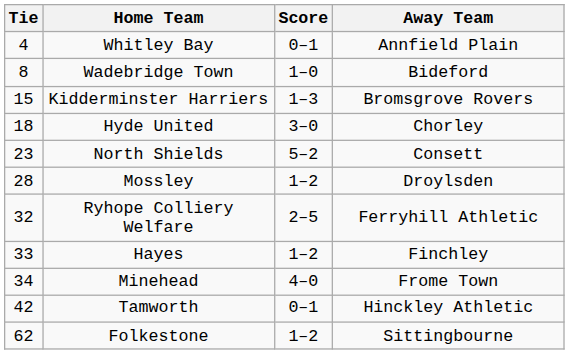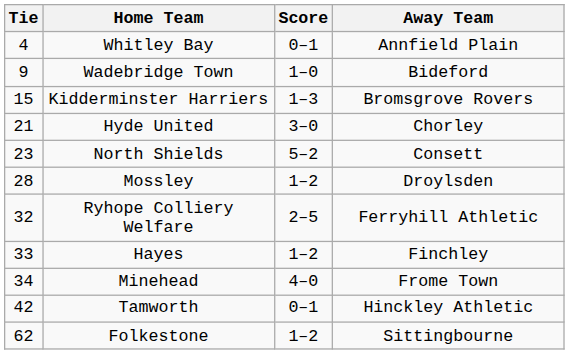(24, 72) 8 -> (24, 72) 9
(24, 127) 18 -> (24, 127) 21
